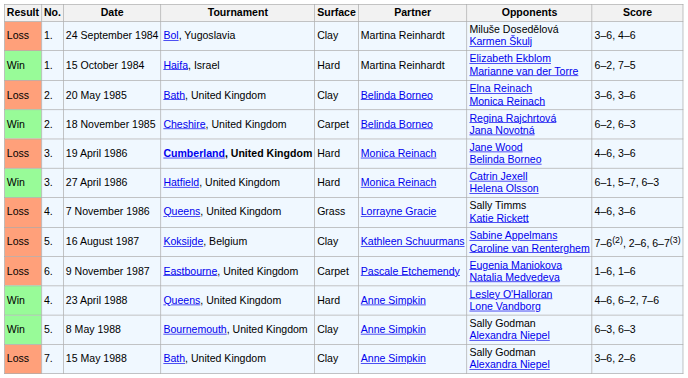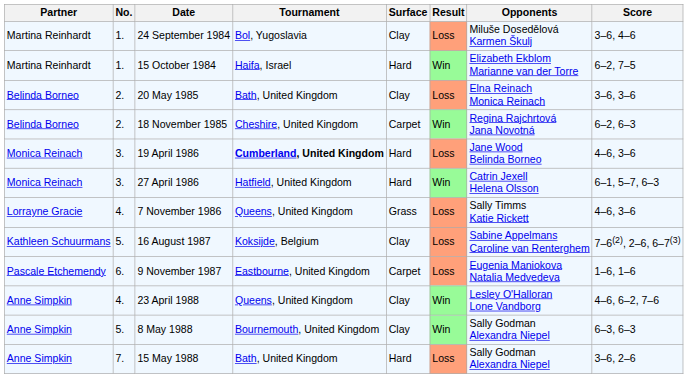columns swapped: (23, 12) <-> (413, 12)
(329, 300) Hard -> (399, 300) Clay
(328, 358) Clay -> (400, 358) Hard
